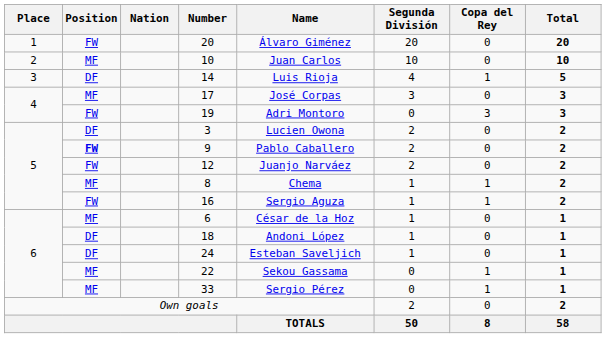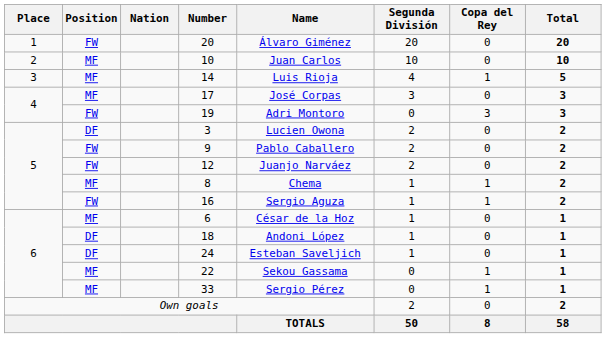(91, 79) DF -> (91, 79) MF
(91, 149) bold -> (91, 149) normal
